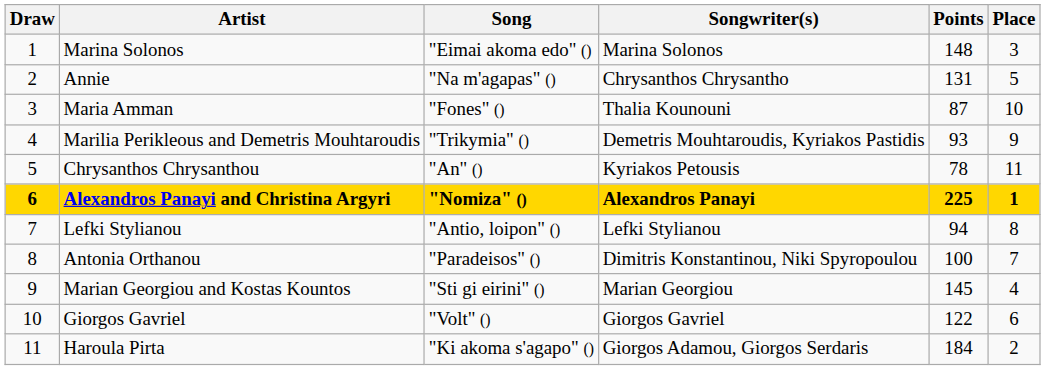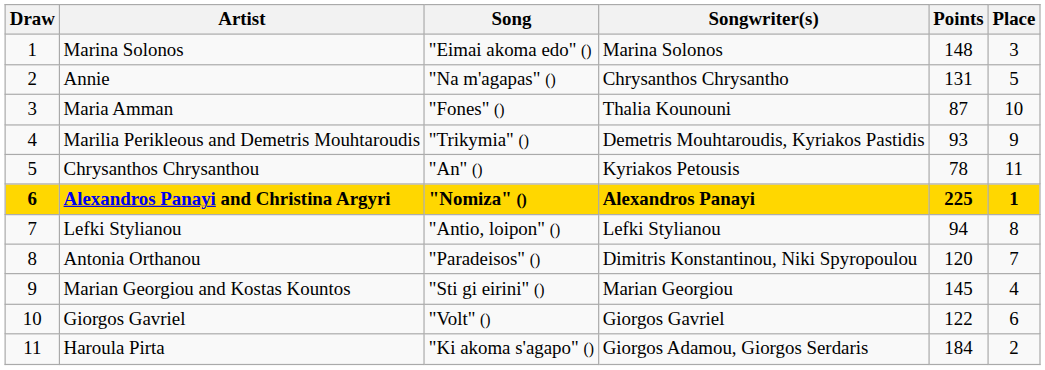(958, 259) 100 -> (958, 259) 120
